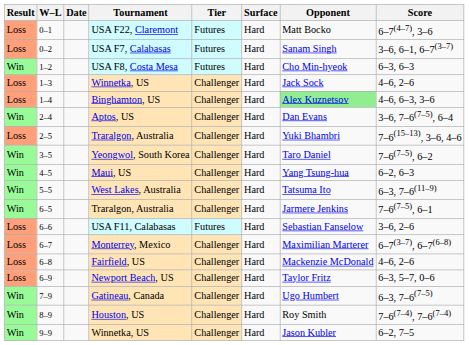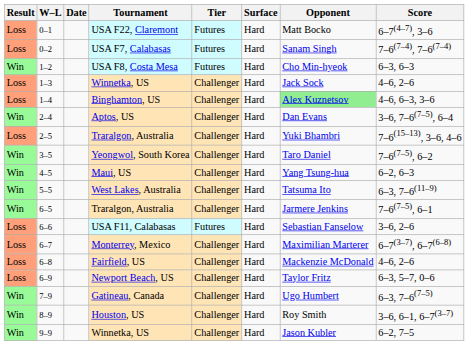(416, 49) 3–6, 6–1, 6–7(3–7) -> (415, 49) 7–6(7–4), 7–6(7–4)
(415, 315) 7–6(7–4), 7–6(7–4) -> (416, 315) 3–6, 6–1, 6–7(3–7)
